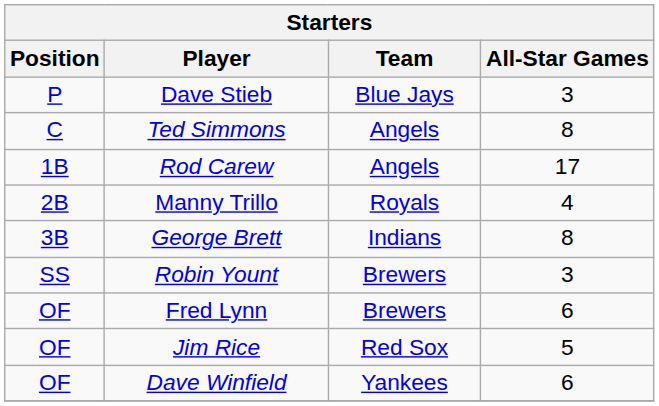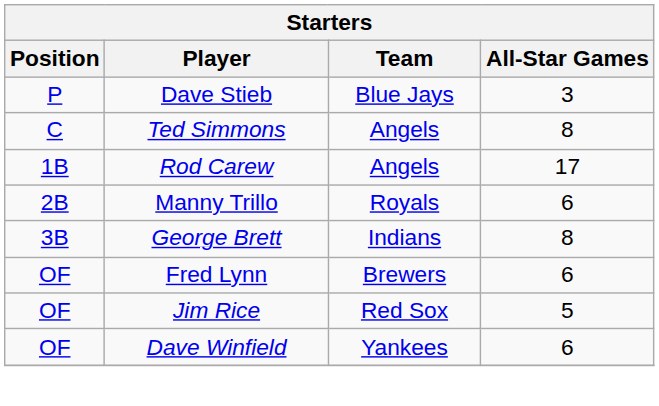(567, 202) 4 -> (567, 202) 6
- row: (217, 274)
